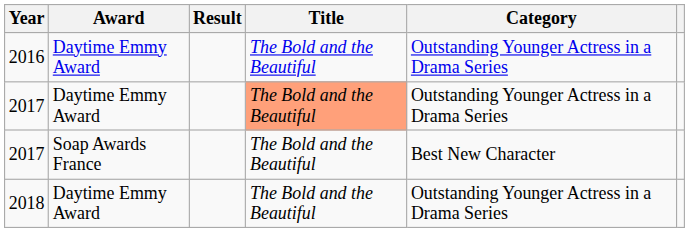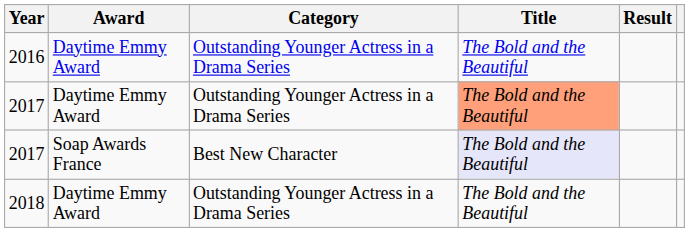columns swapped: (541, 18) <-> (217, 18)
(311, 154) no background -> (524, 154) lavender background
